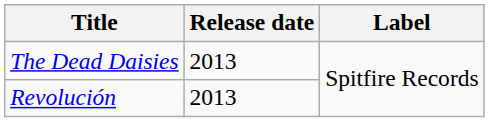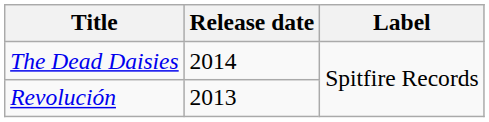(213, 60) 2013 -> (213, 60) 2014
